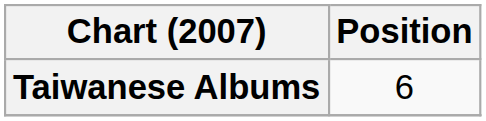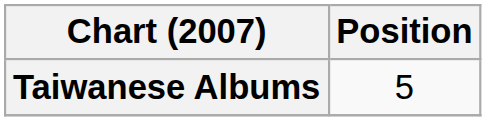(404, 86) 6 -> (404, 86) 5
